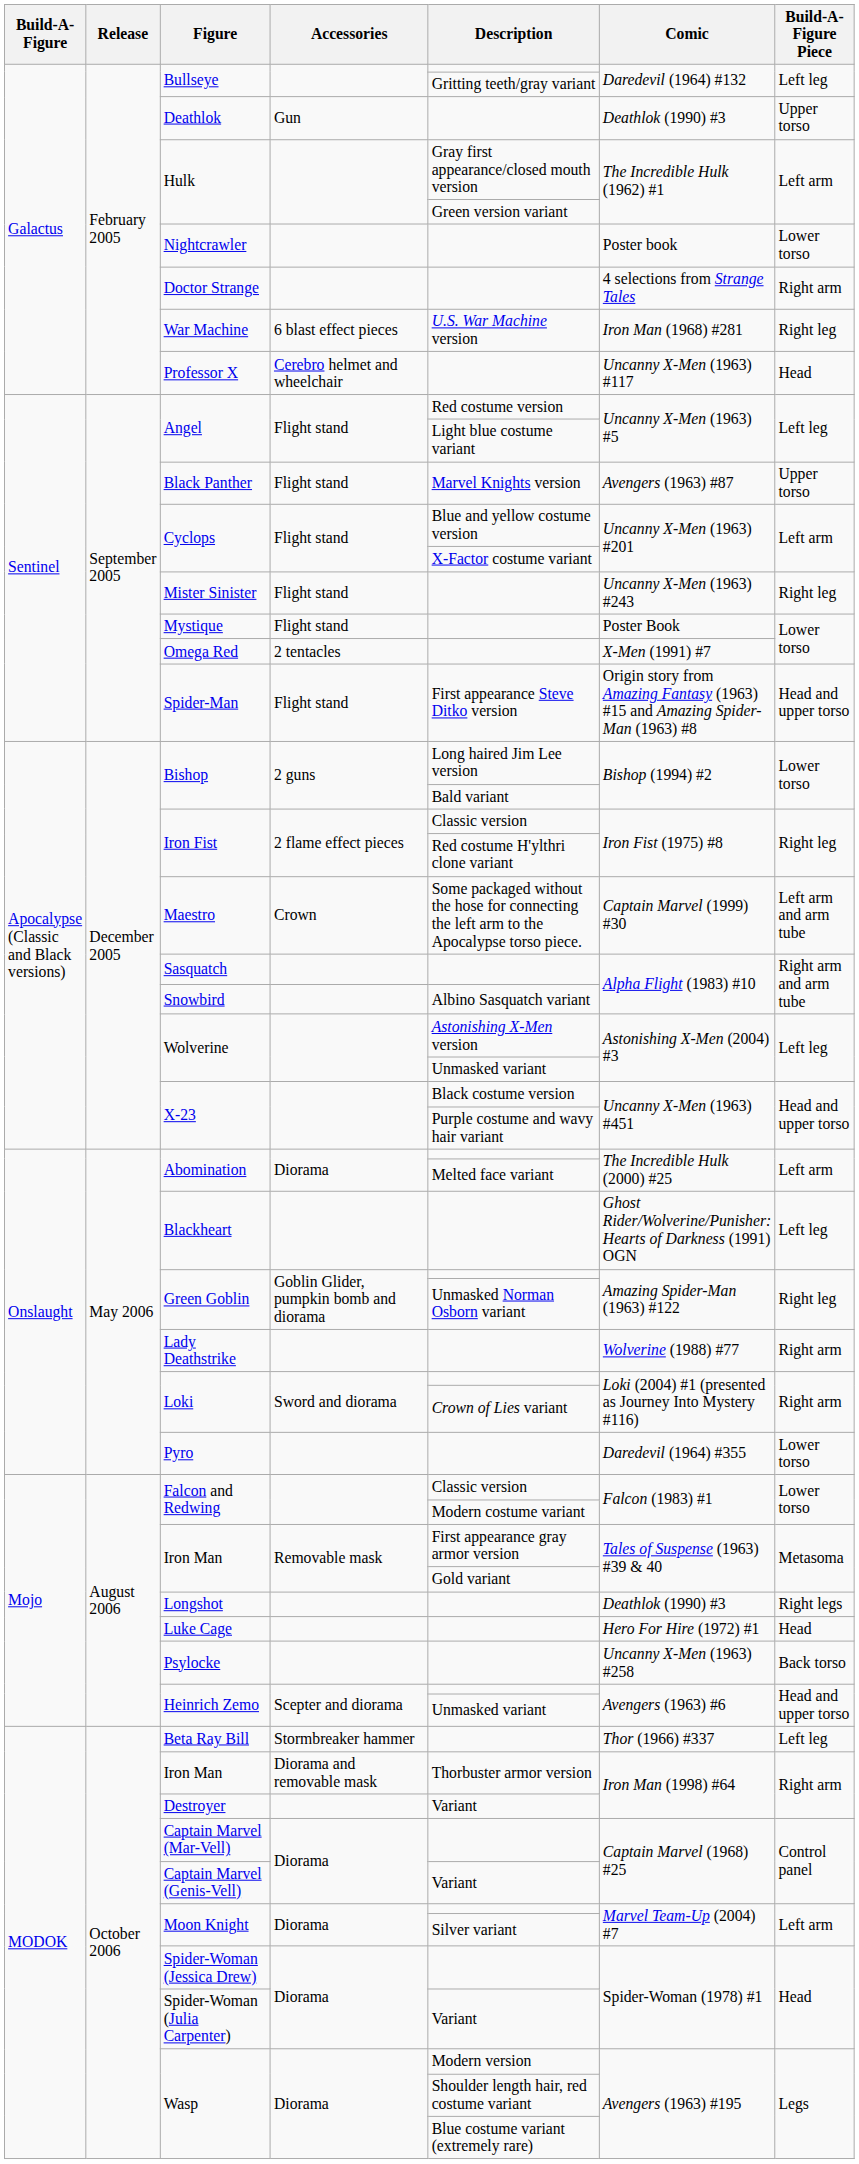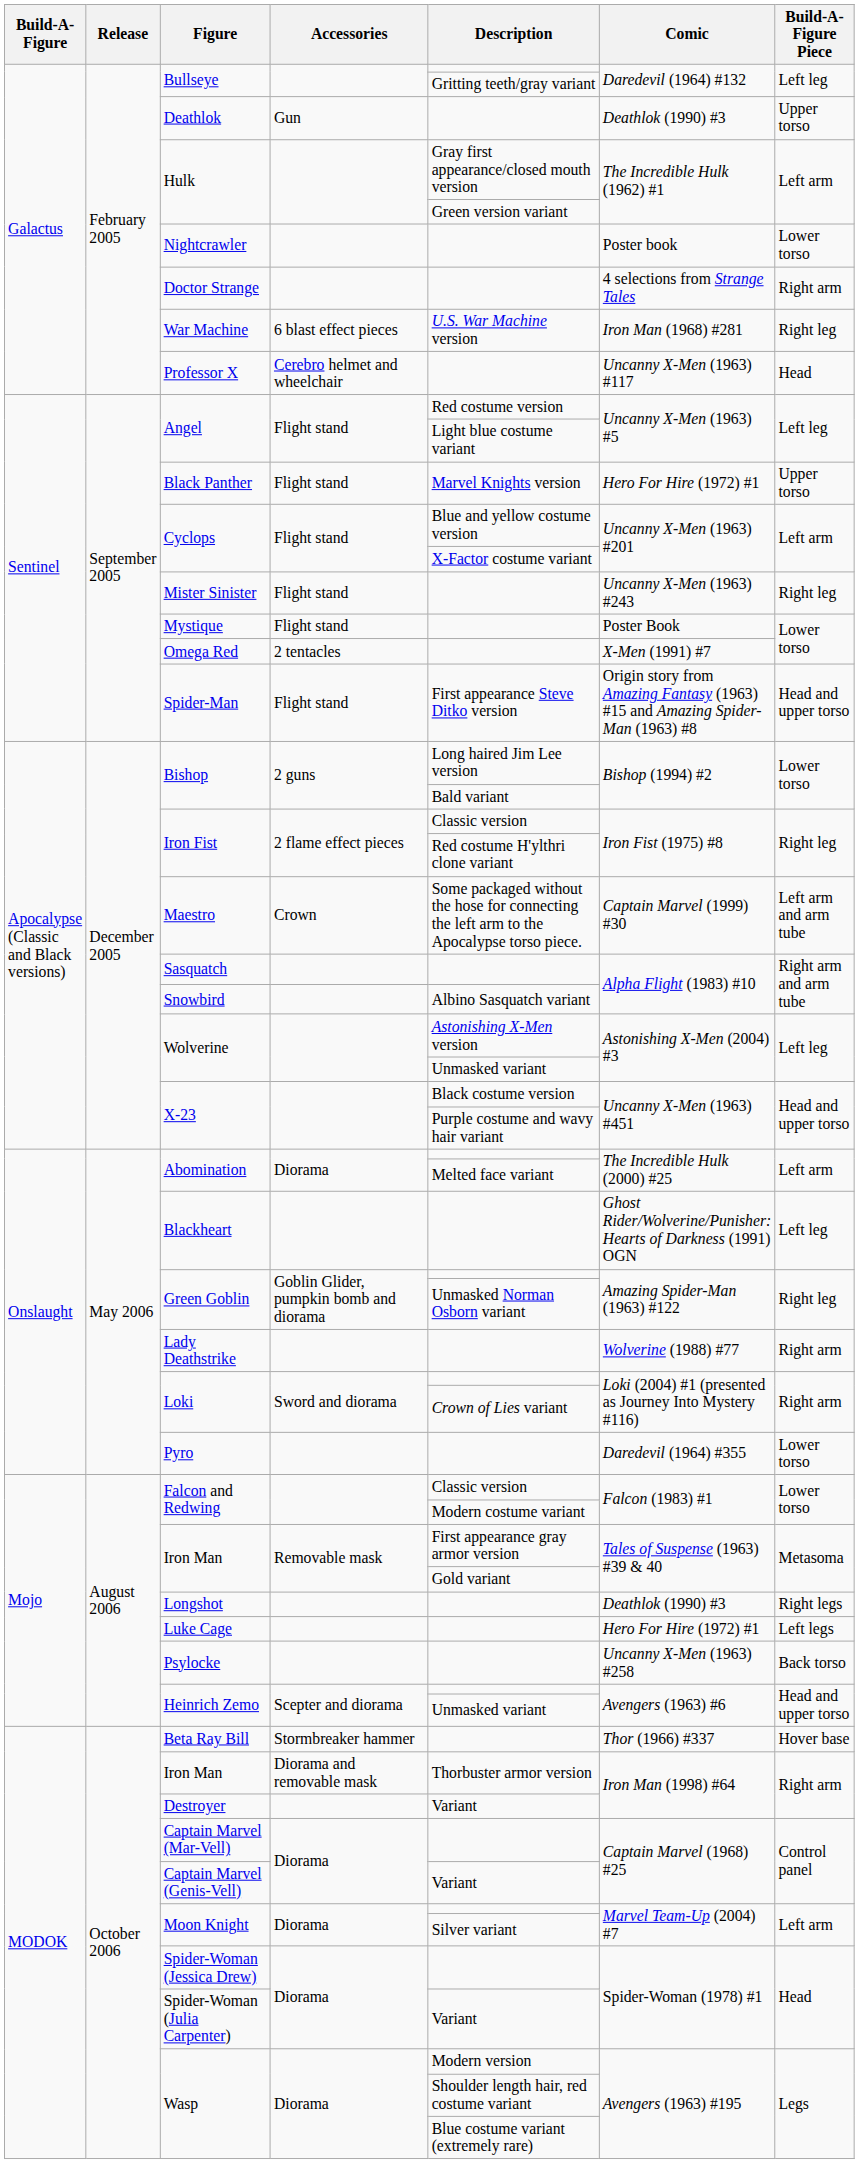(668, 482) Avengers (1963) #87 -> (681, 482) Hero For Hire (1972) #1
(795, 1629) Head -> (806, 1629) Left legs
(803, 1738) Left leg -> (814, 1738) Hover base
